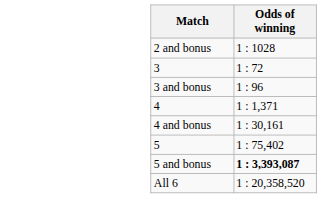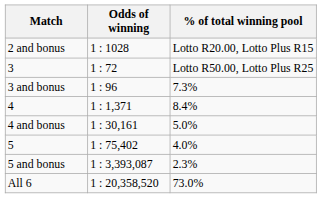+ column: (243, 21)
(268, 164) bold -> (121, 164) normal
